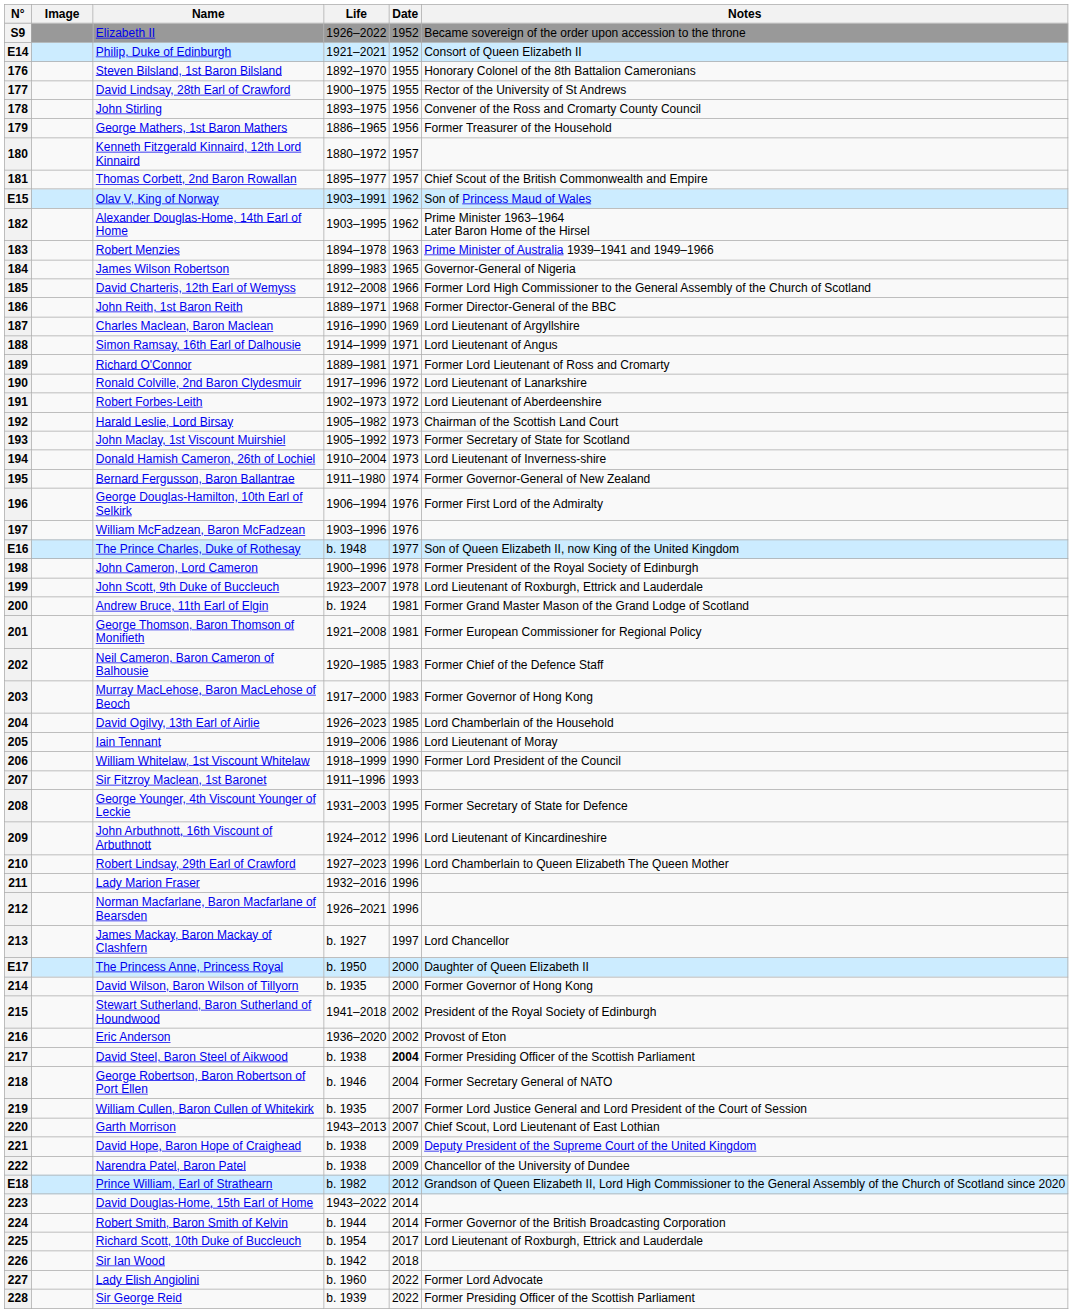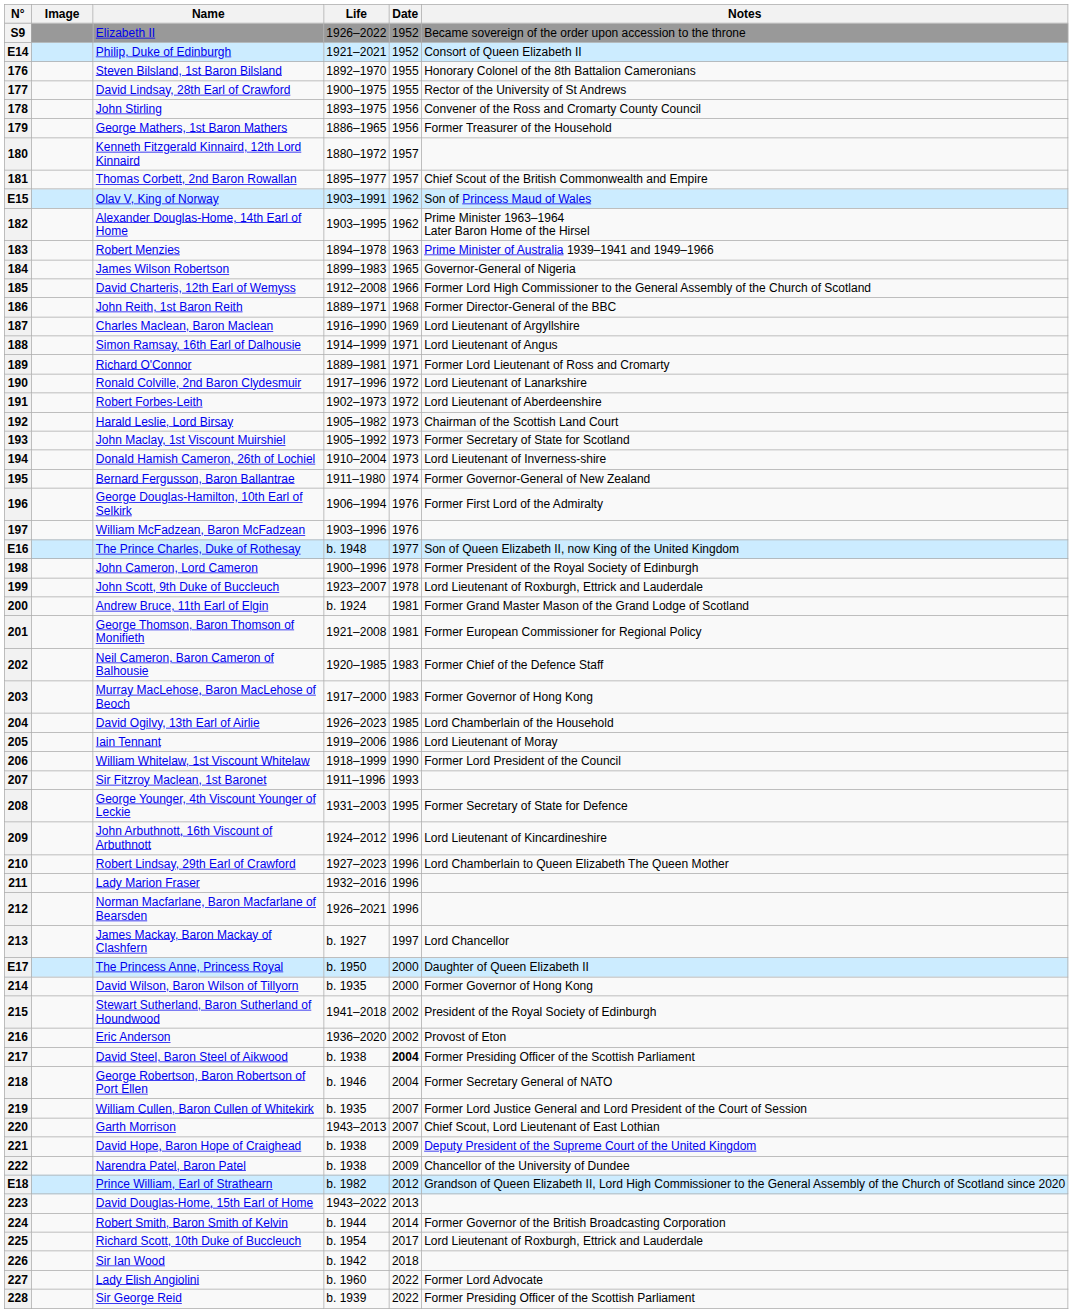(405, 1203) 2014 -> (405, 1203) 2013
